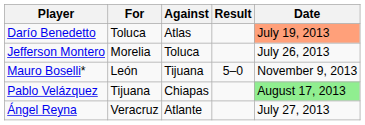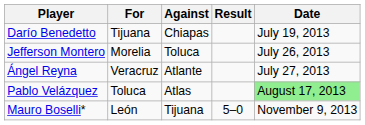(128, 33) Toluca -> (130, 33) Tijuana
(178, 33) Atlas -> (186, 33) Chiapas
(293, 33) lightsalmon background -> (293, 33) no background
rows swapped: (42, 110) <-> (46, 71)
(130, 91) Tijuana -> (128, 91) Toluca
(186, 91) Chiapas -> (178, 91) Atlas
